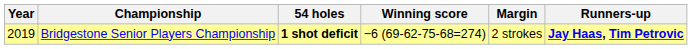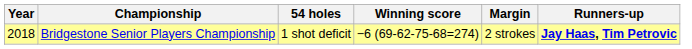(21, 34) 2019 -> (21, 34) 2018
(319, 34) bold -> (316, 34) normal
